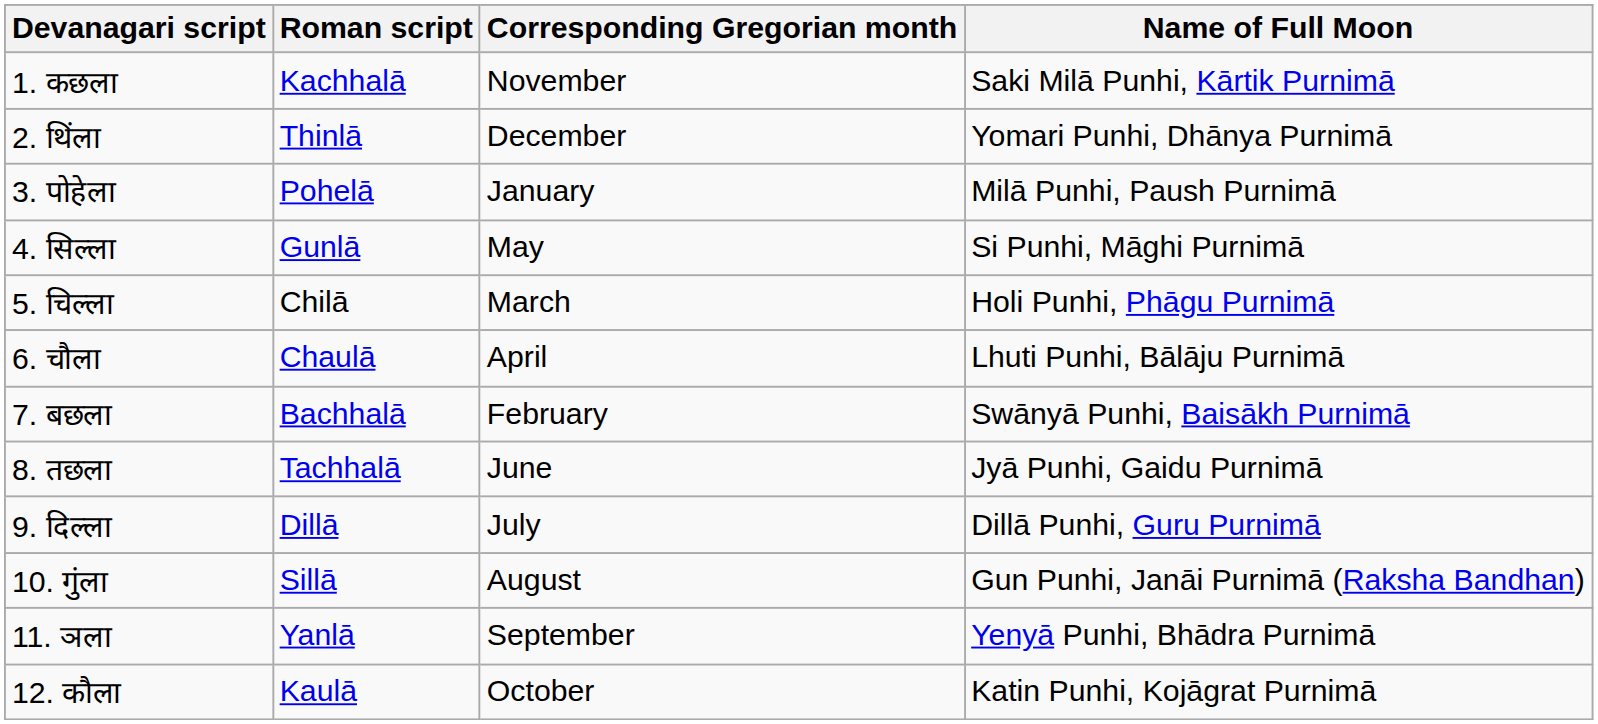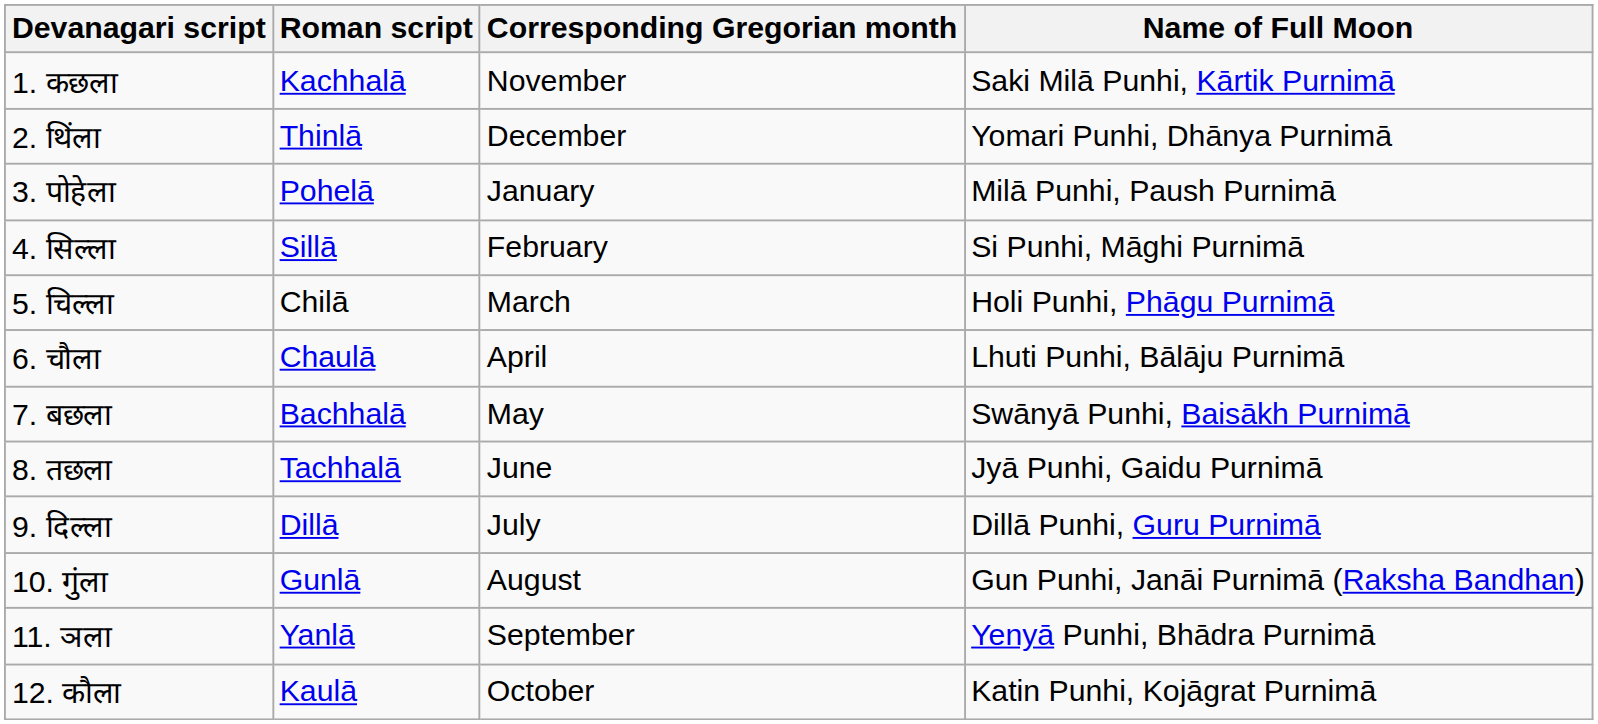(320, 246) Gunlā -> (308, 246) Sillā
(515, 246) May -> (547, 246) February
(547, 413) February -> (515, 413) May
(308, 579) Sillā -> (320, 579) Gunlā
